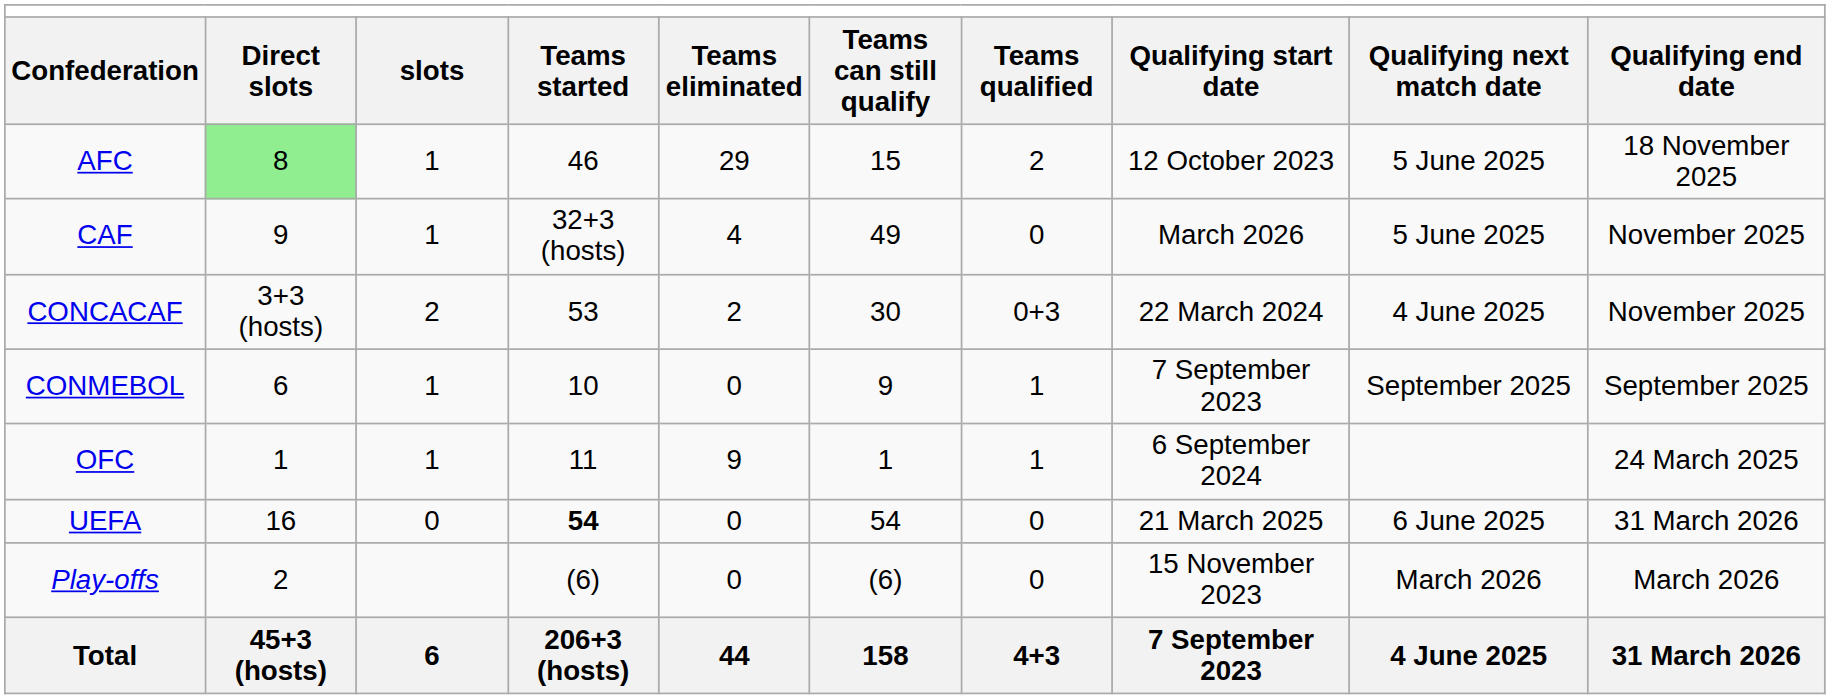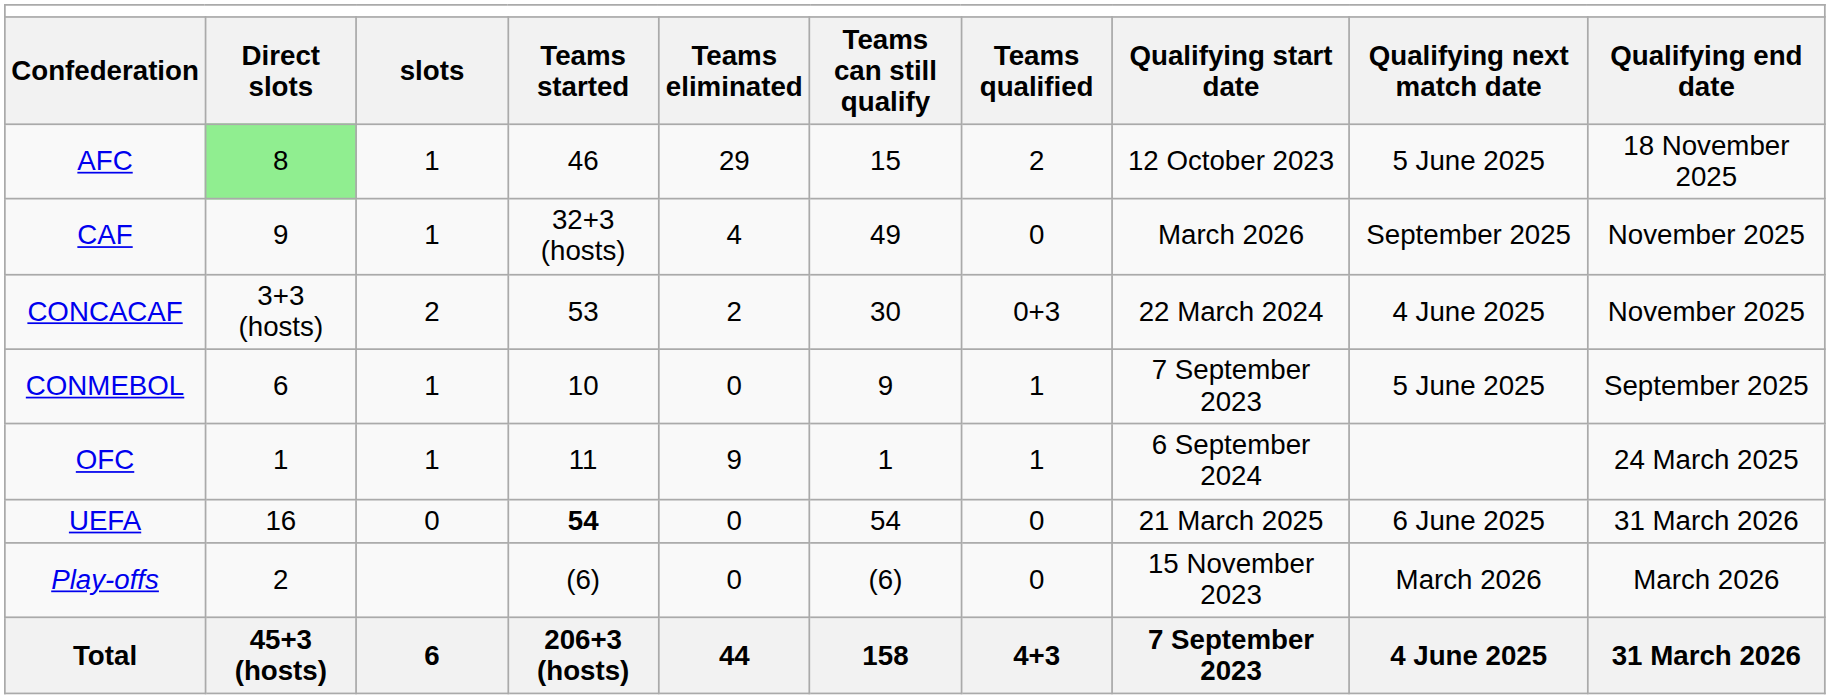(1469, 235) 5 June 2025 -> (1469, 235) September 2025
(1469, 386) September 2025 -> (1469, 386) 5 June 2025
